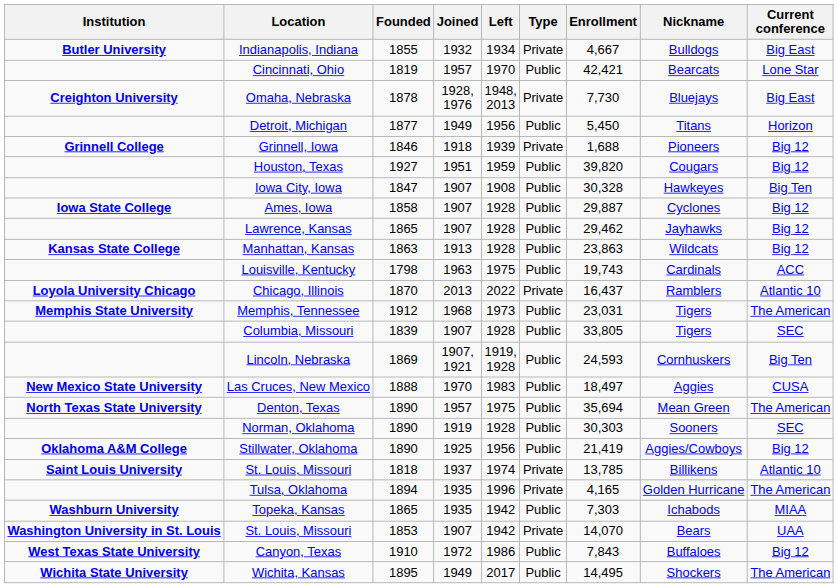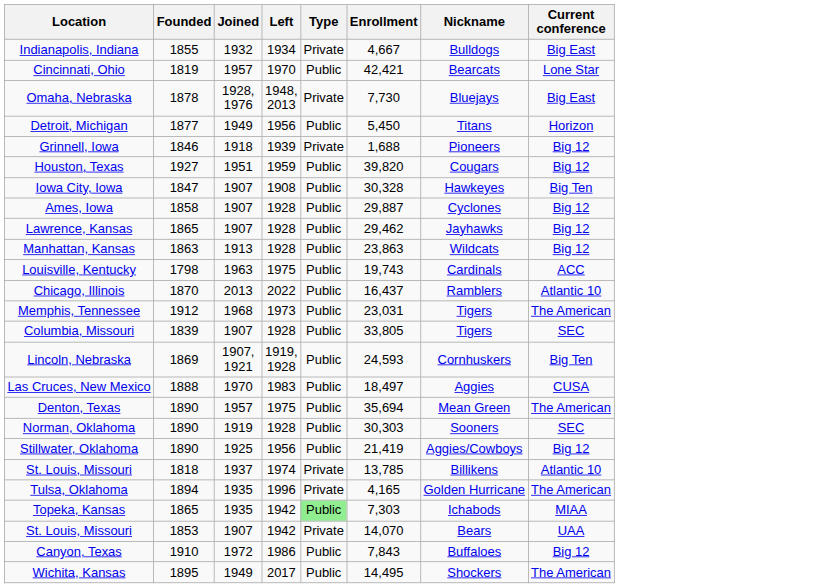- column: (114, 22)
(543, 290) Private -> (324, 290) Public
(543, 510) no background -> (324, 510) lightgreen background
